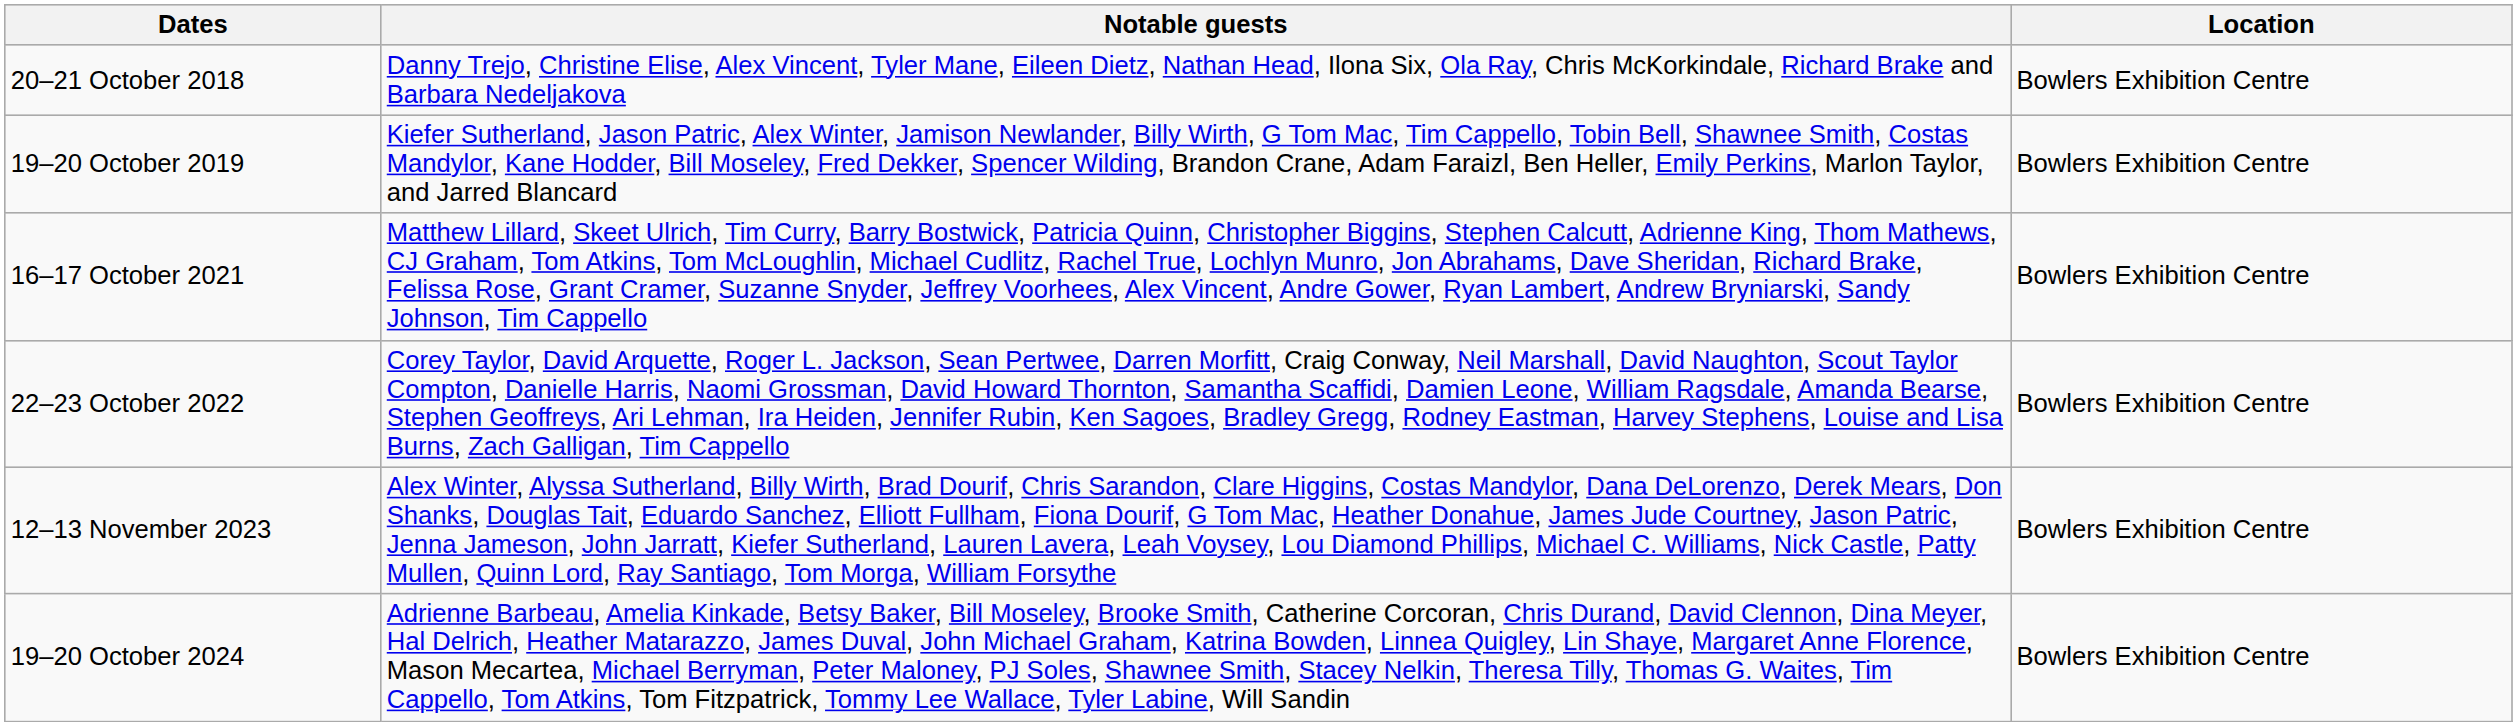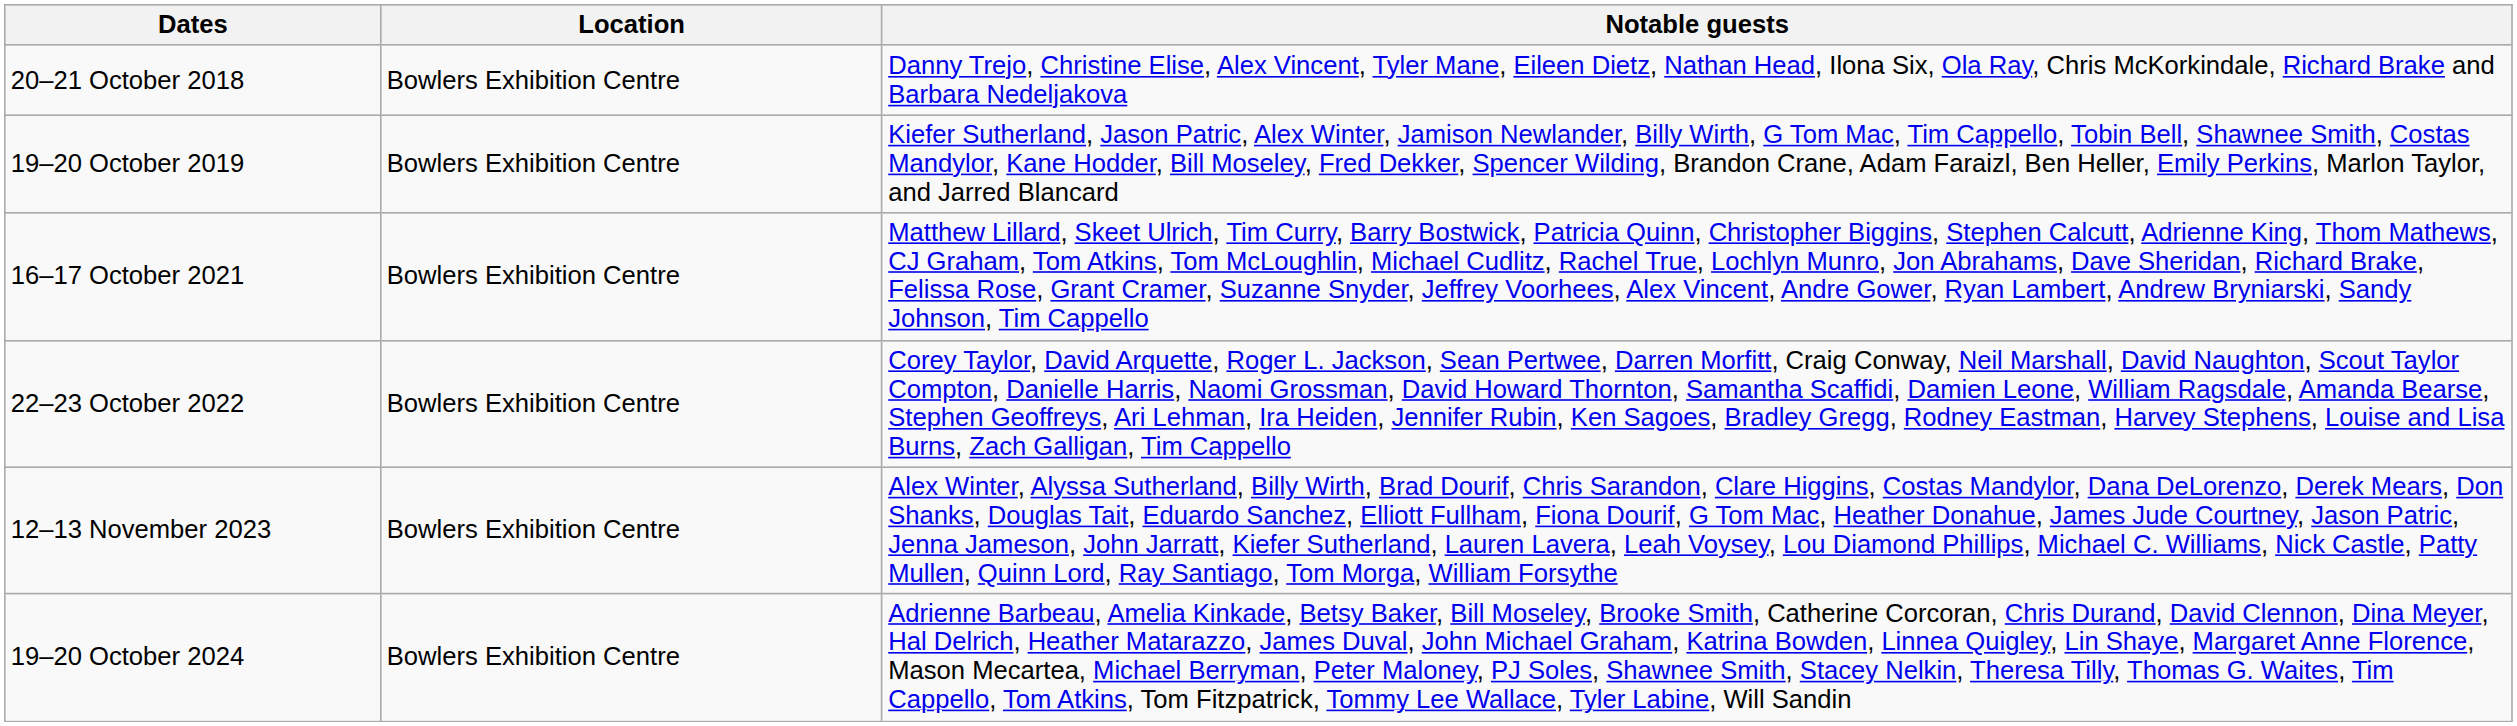columns swapped: (2261, 24) <-> (1196, 24)
